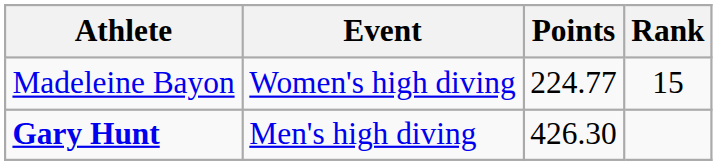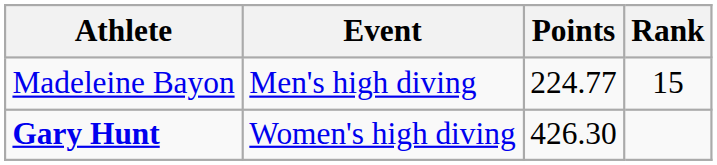(382, 82) Women's high diving -> (363, 82) Men's high diving
(363, 134) Men's high diving -> (382, 134) Women's high diving
